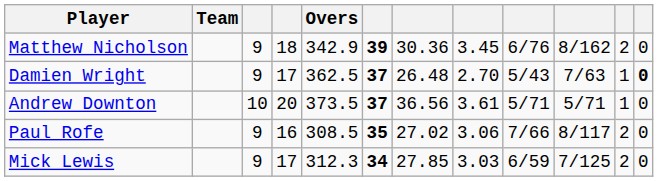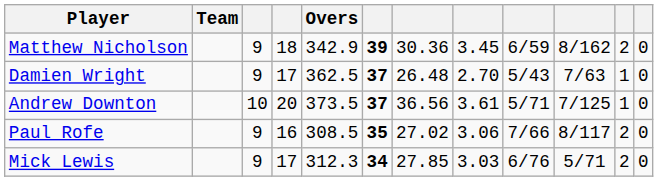(529, 48) 6/76 -> (529, 48) 6/59
(643, 76) bold -> (643, 76) normal
(584, 105) 5/71 -> (584, 105) 7/125
(529, 162) 6/59 -> (529, 162) 6/76
(584, 162) 7/125 -> (584, 162) 5/71
